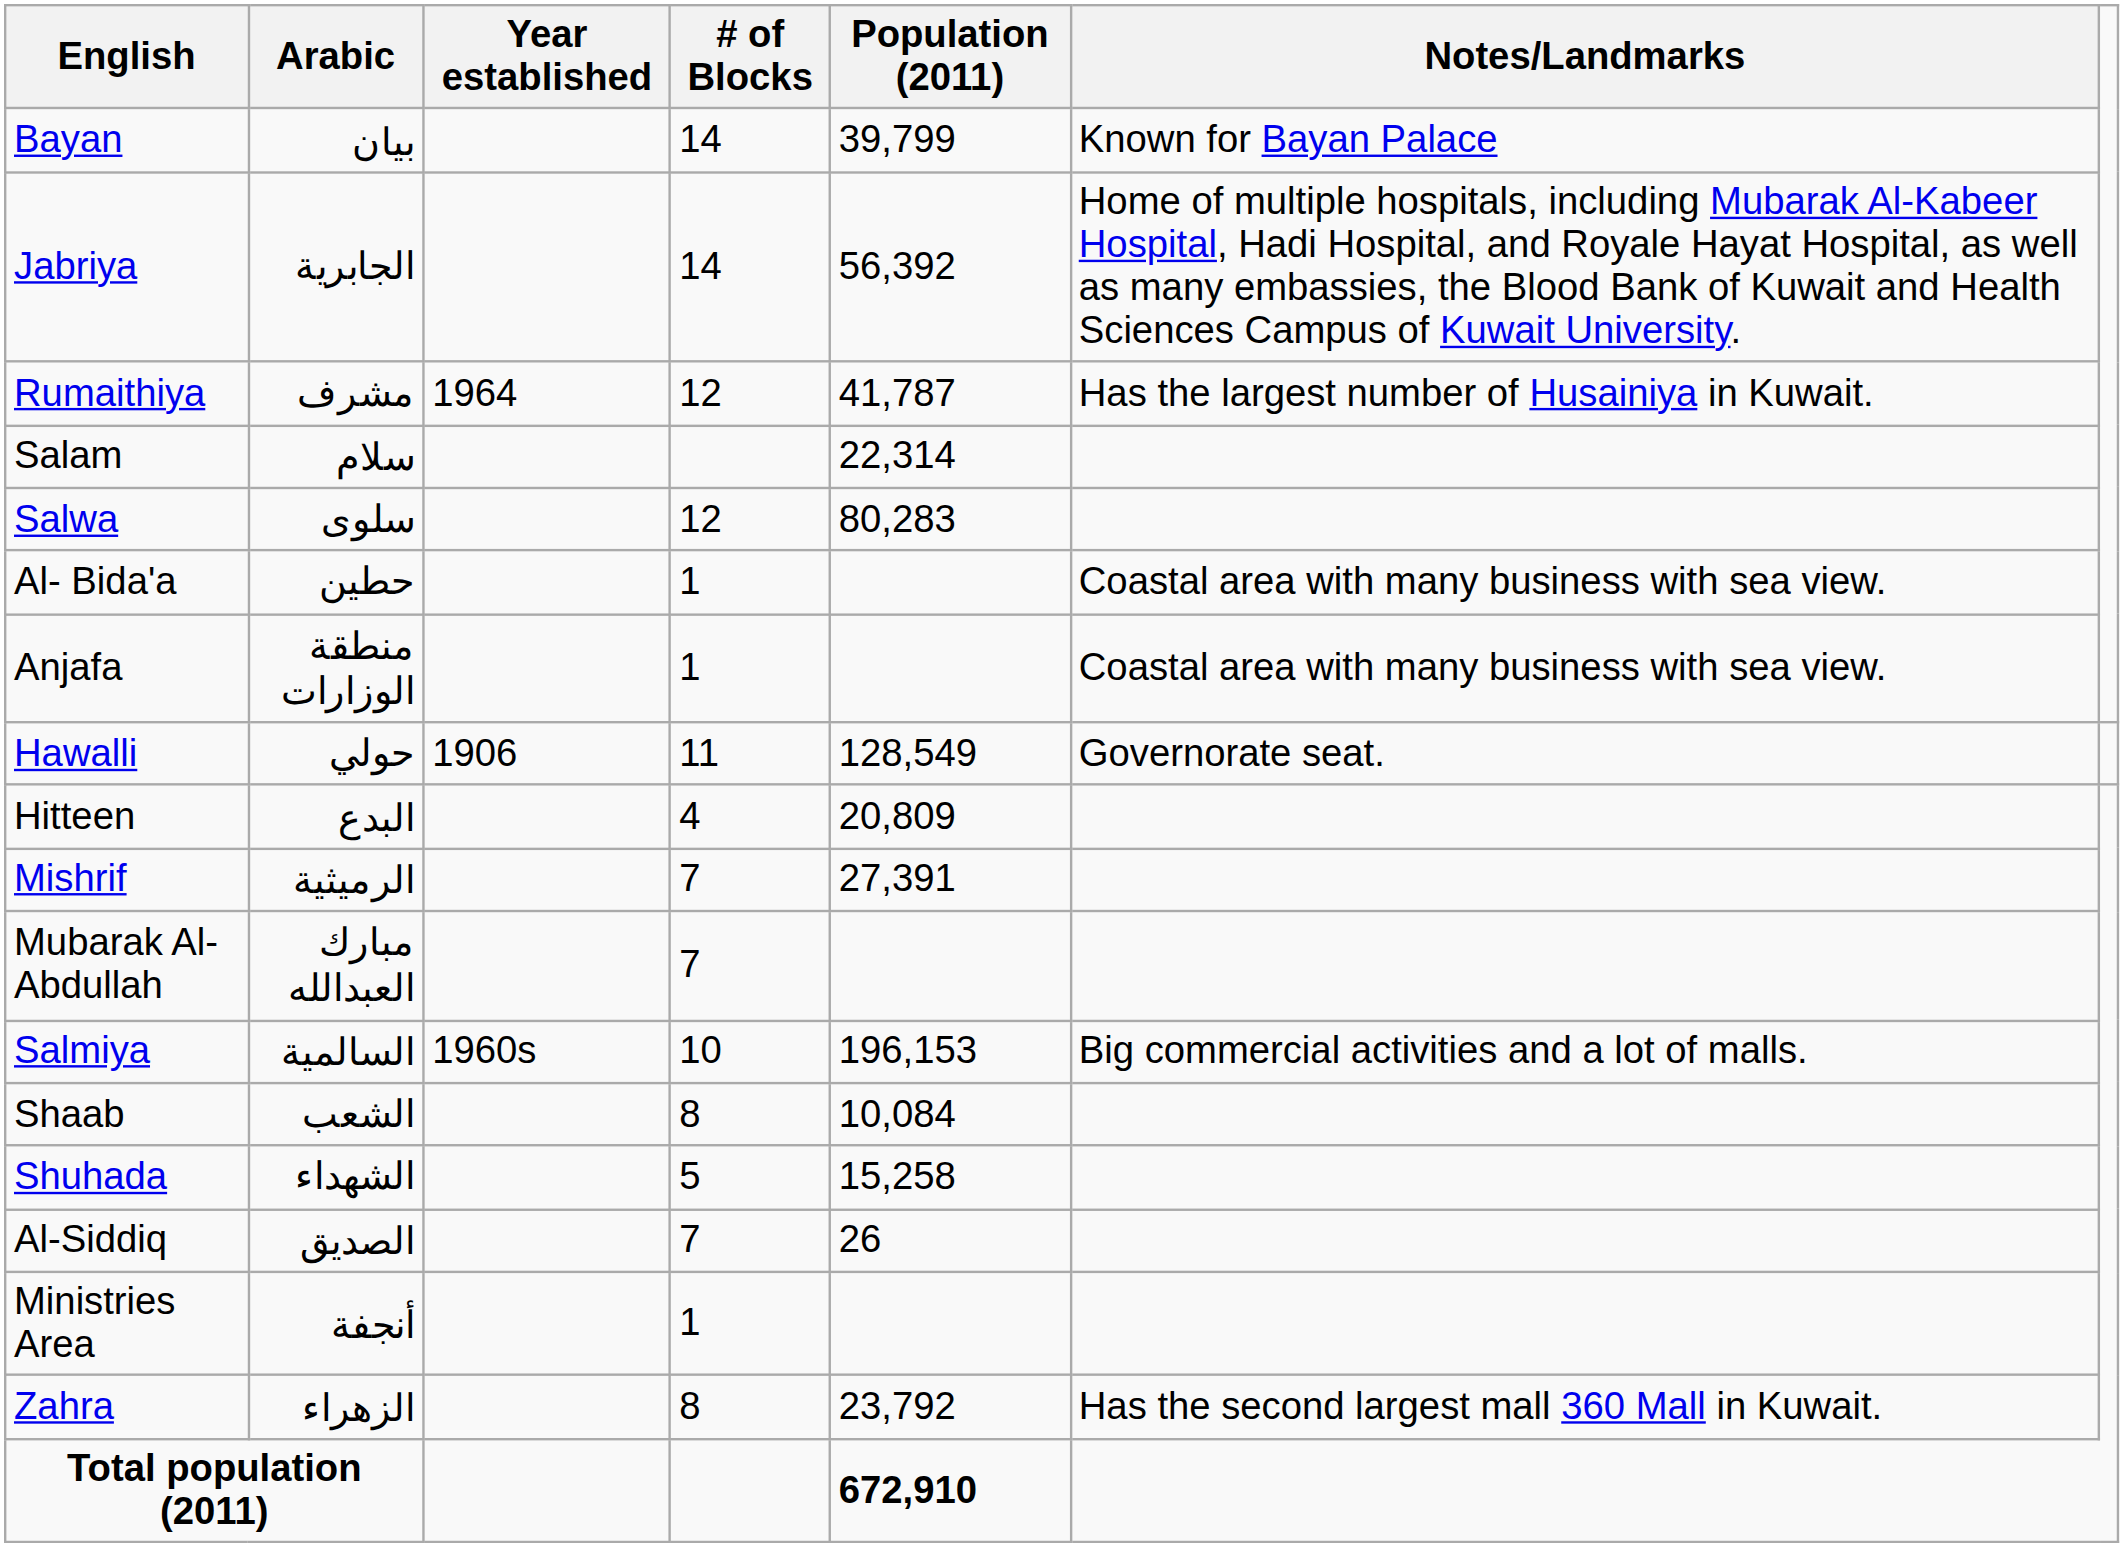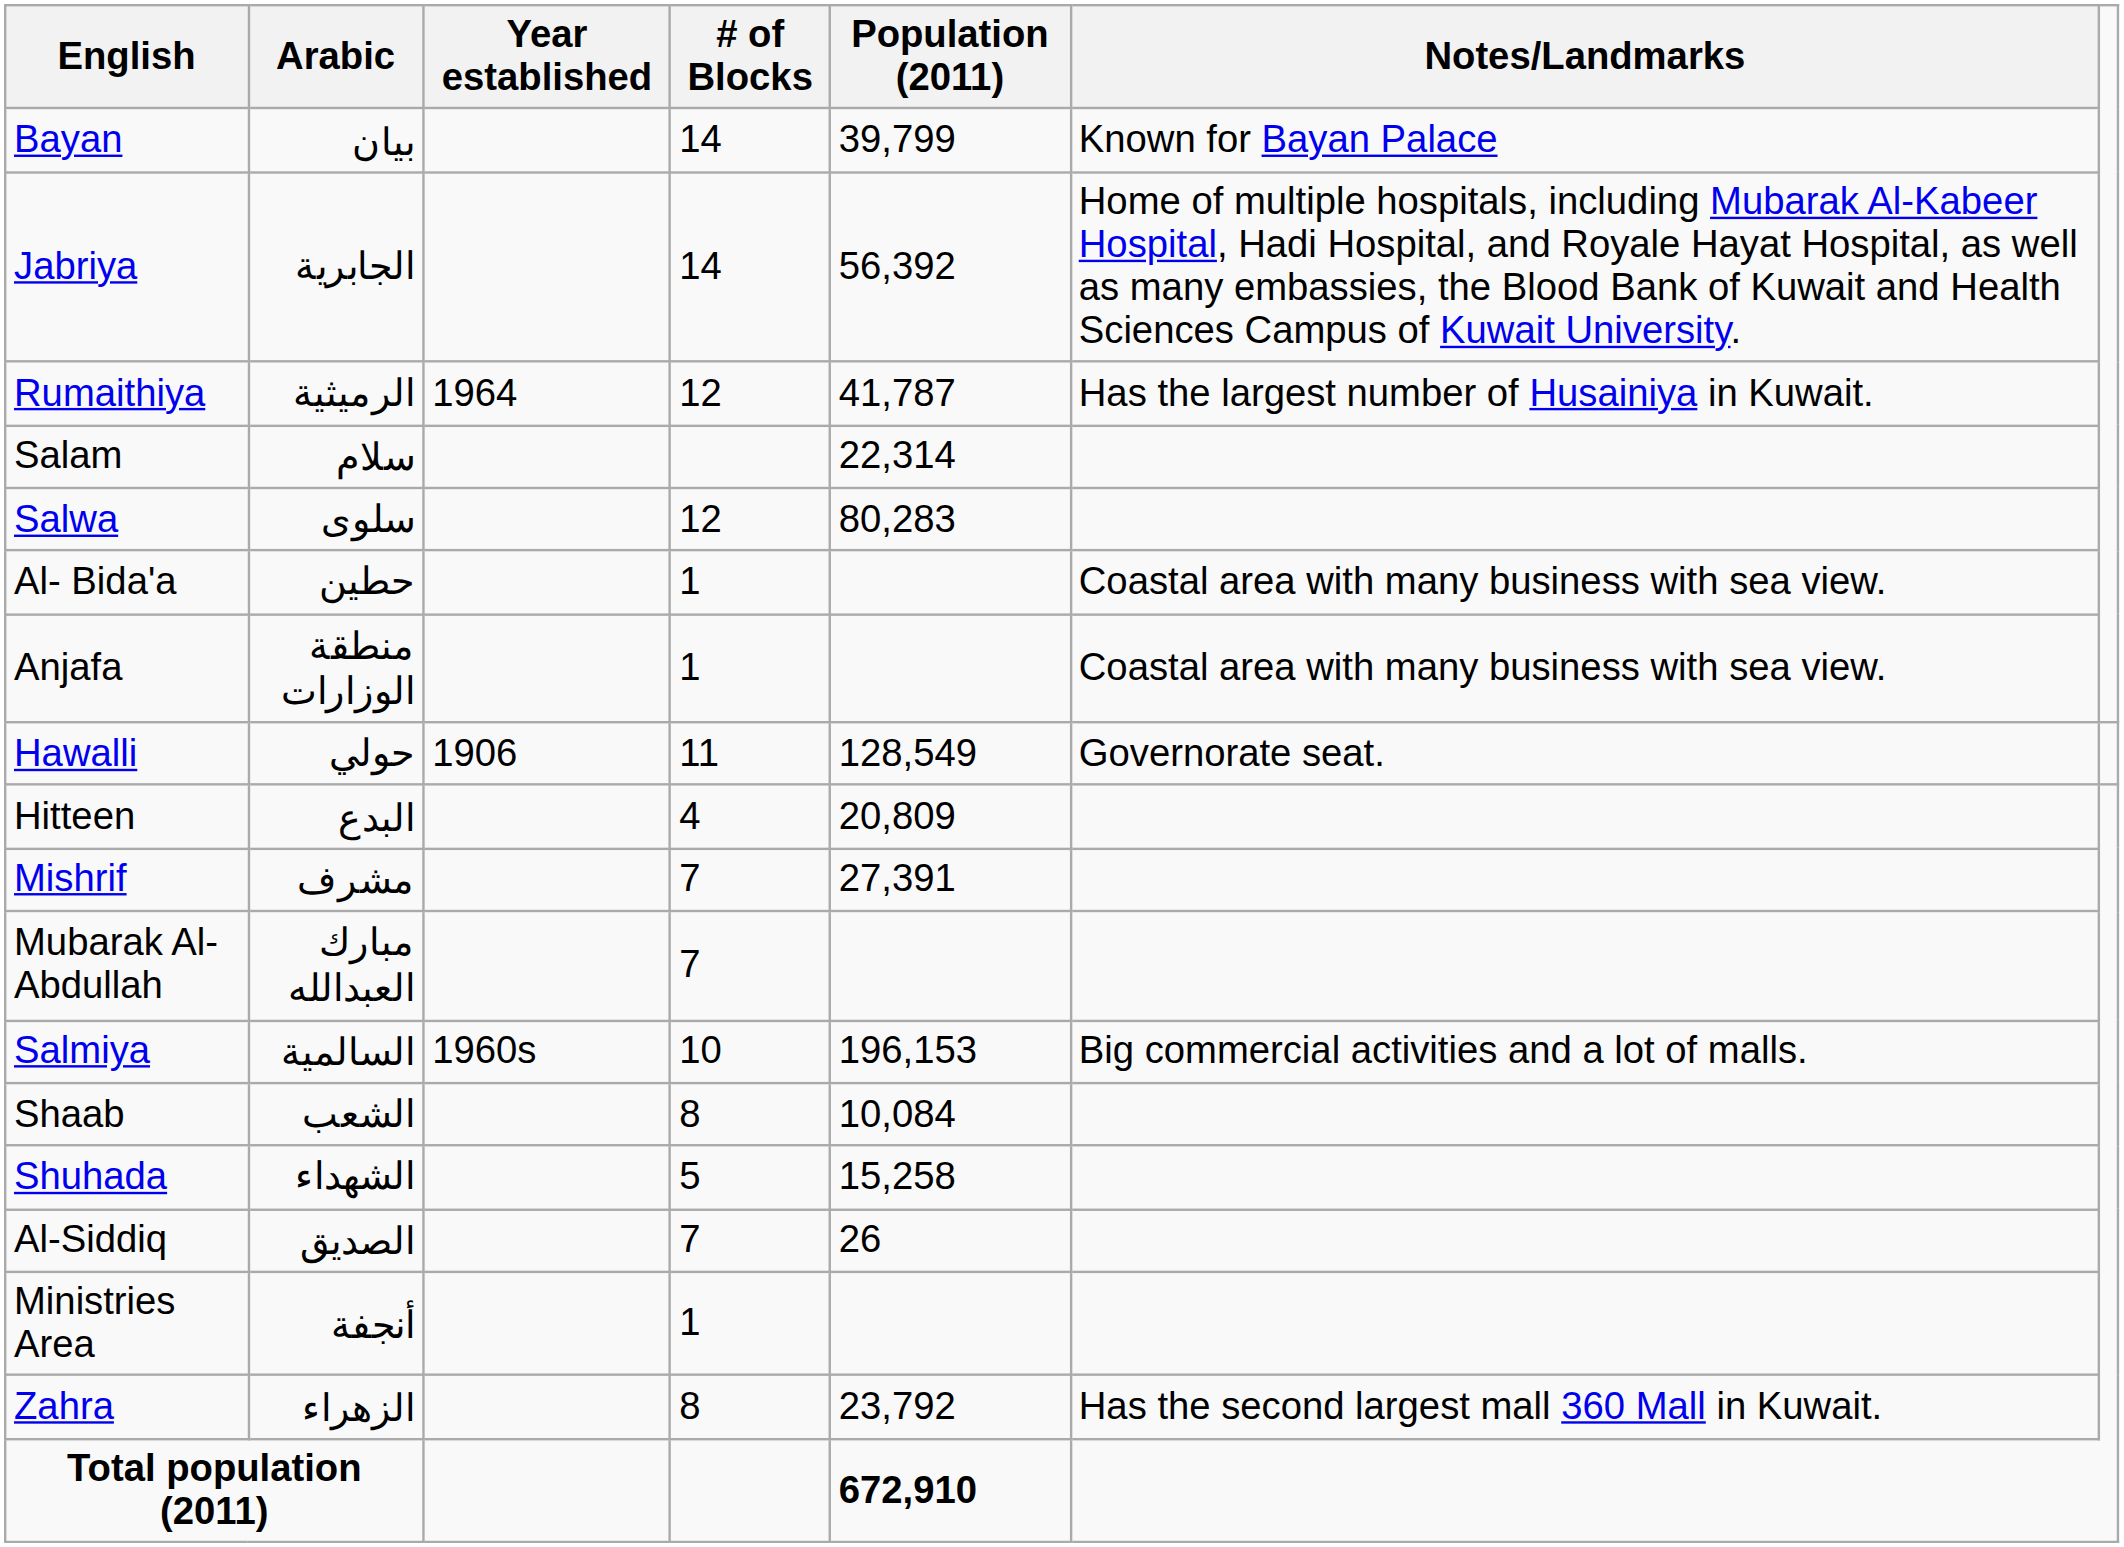(356, 393) مشرف -> (354, 393) الرميثية
(354, 880) الرميثية -> (356, 880) مشرف
